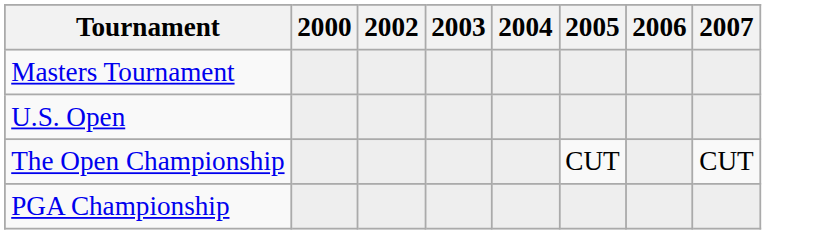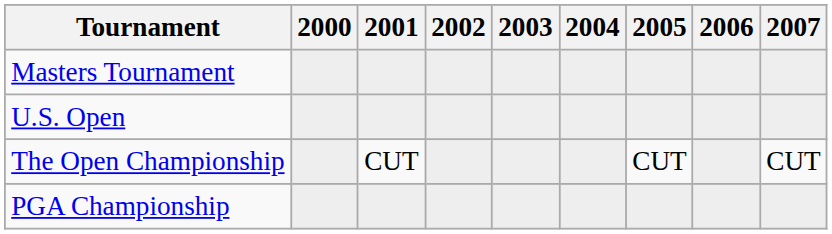+ column: (391, 27)
